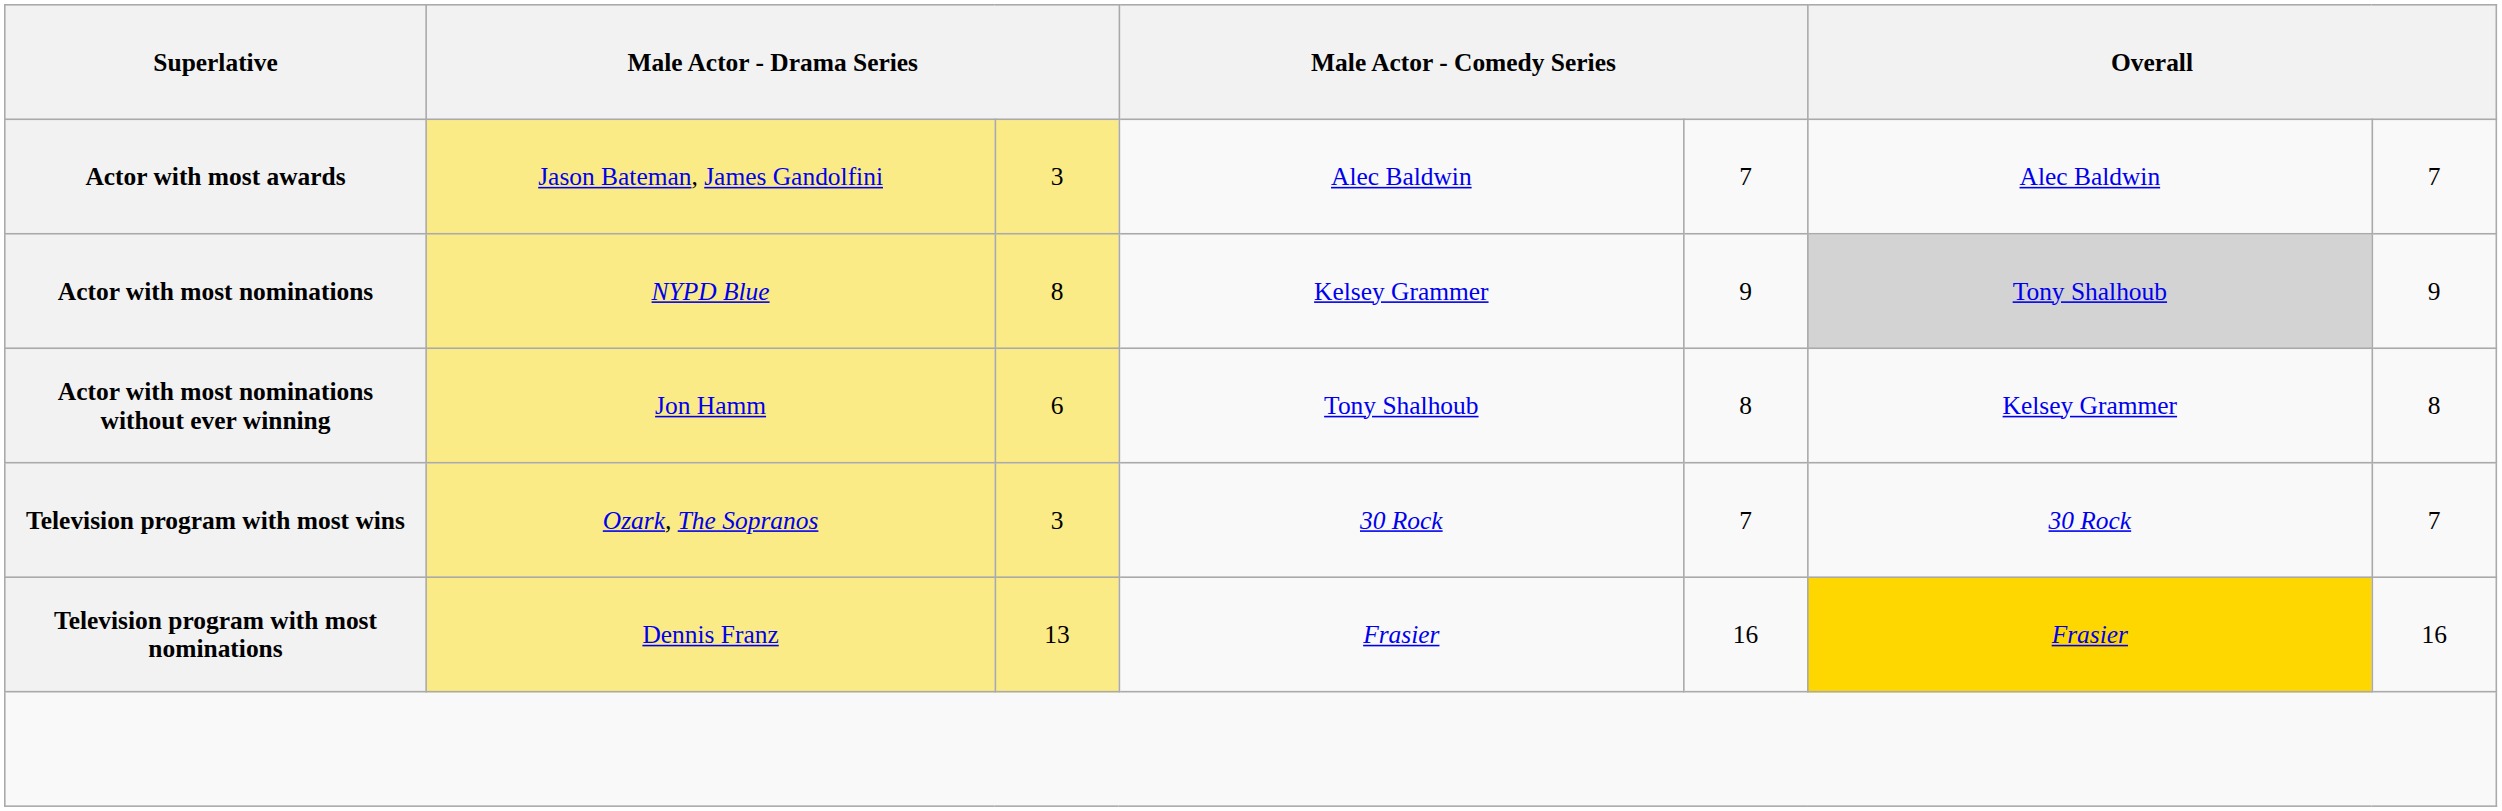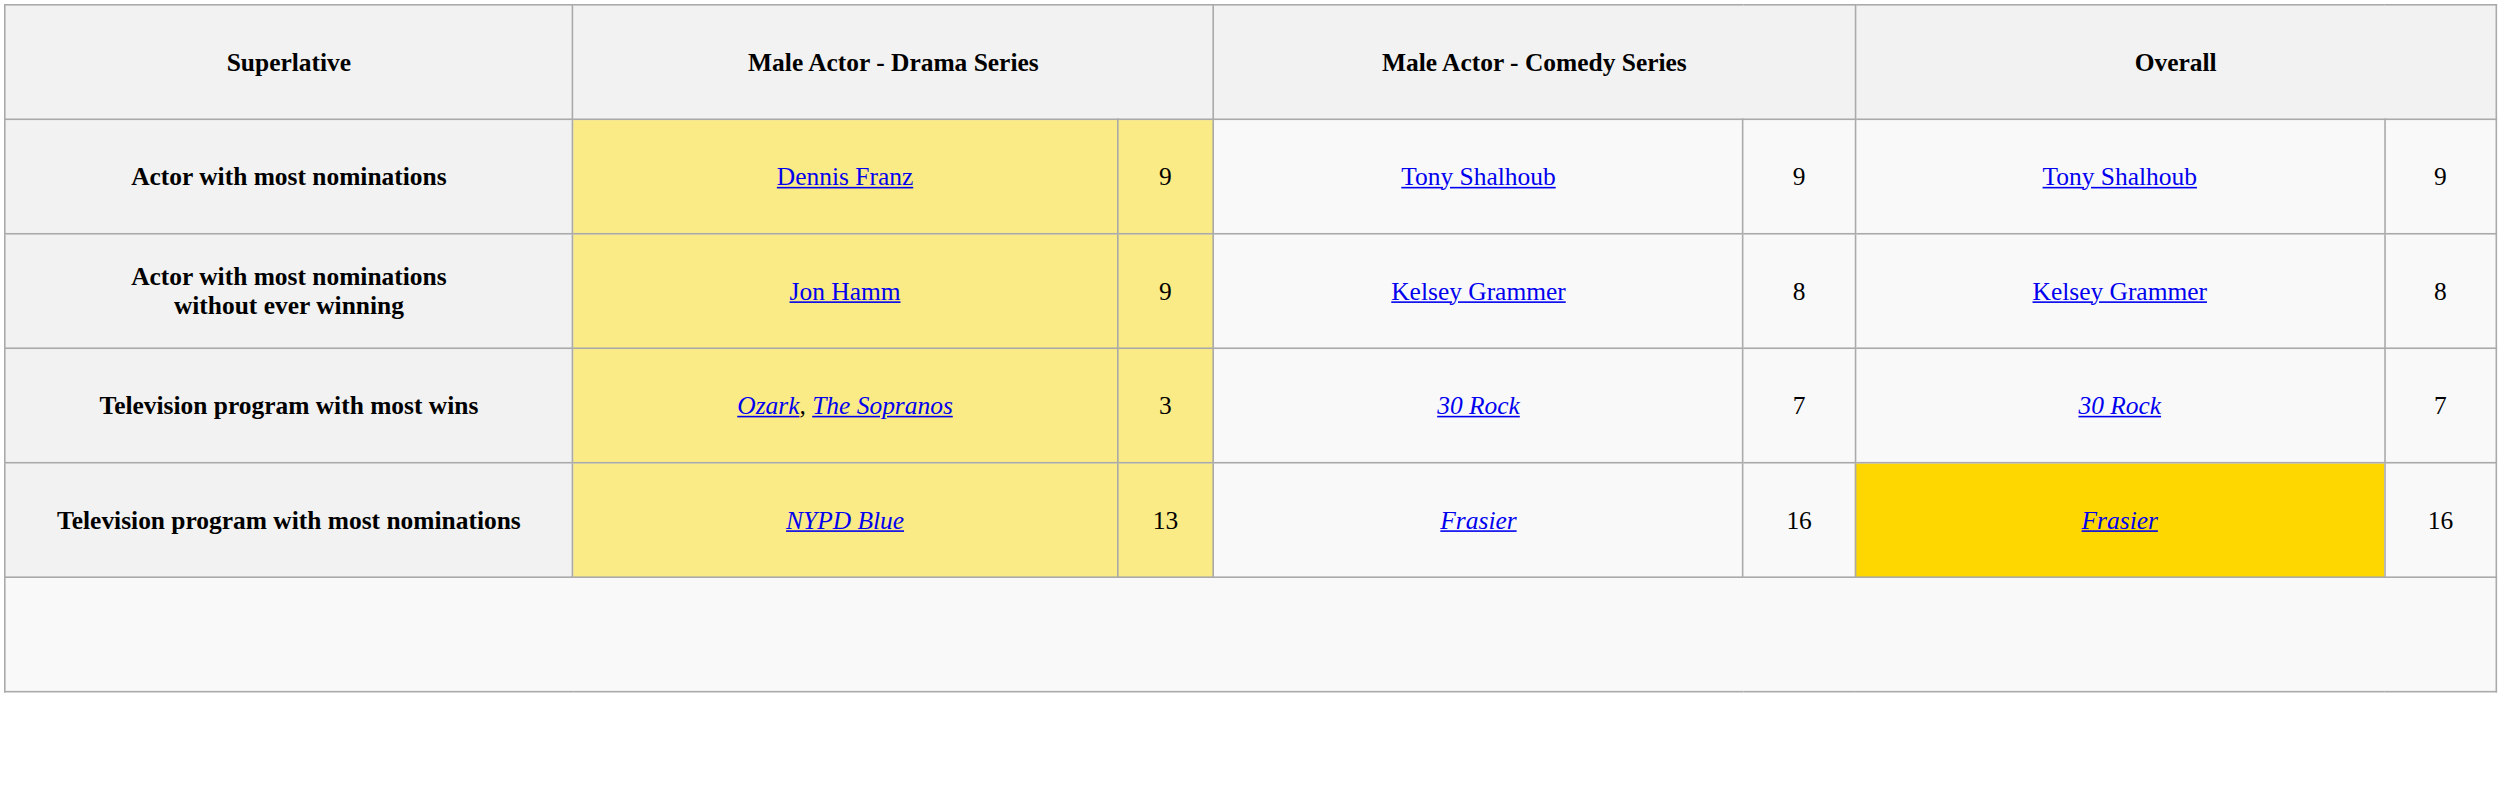- row: (216, 176)
(711, 290) NYPD Blue -> (845, 176) Dennis Franz
(1057, 290) 8 -> (1165, 176) 9
(1401, 290) Kelsey Grammer -> (1478, 176) Tony Shalhoub
(2090, 290) lightgrey background -> (2120, 176) no background
(1057, 405) 6 -> (1165, 290) 9
(1401, 405) Tony Shalhoub -> (1478, 290) Kelsey Grammer
(711, 634) Dennis Franz -> (845, 519) NYPD Blue
